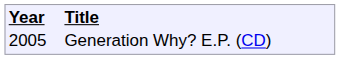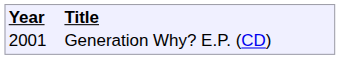(28, 41) 2005 -> (28, 41) 2001
